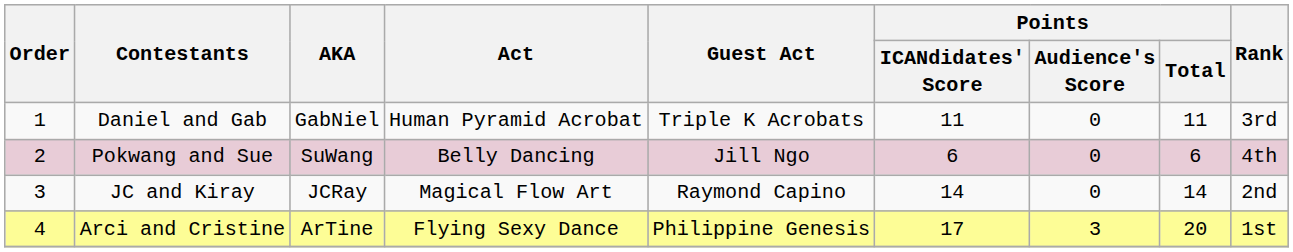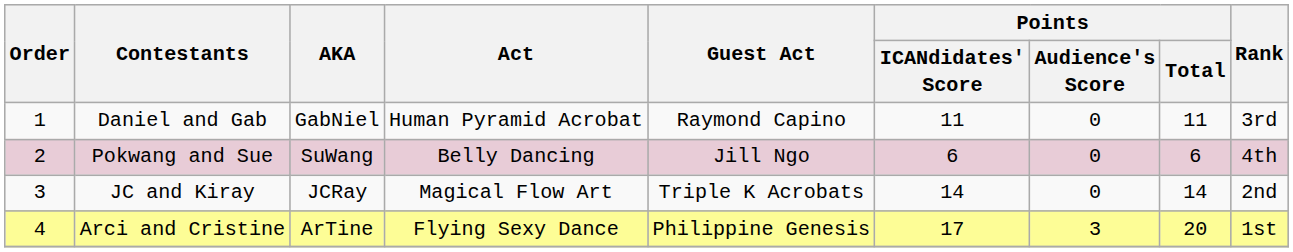(761, 121) Triple K Acrobats -> (761, 121) Raymond Capino
(761, 193) Raymond Capino -> (761, 193) Triple K Acrobats
